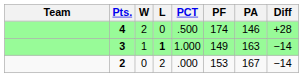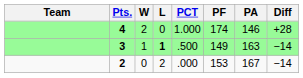(187, 30) .500 -> (187, 30) 1.000
(187, 47) 1.000 -> (187, 47) .500
